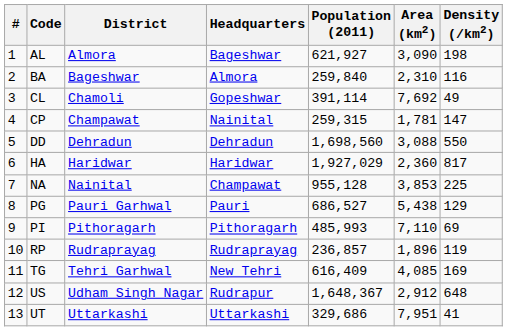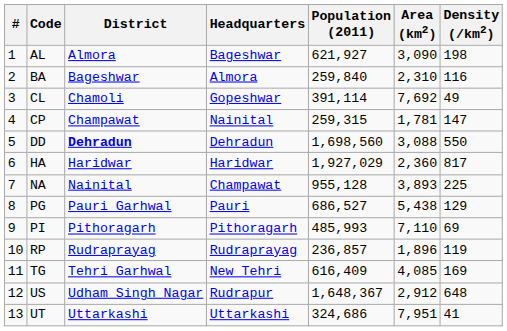(100, 142) normal -> (100, 142) bold
(417, 185) 3,853 -> (417, 185) 3,893
(339, 315) 329,686 -> (339, 315) 324,686
